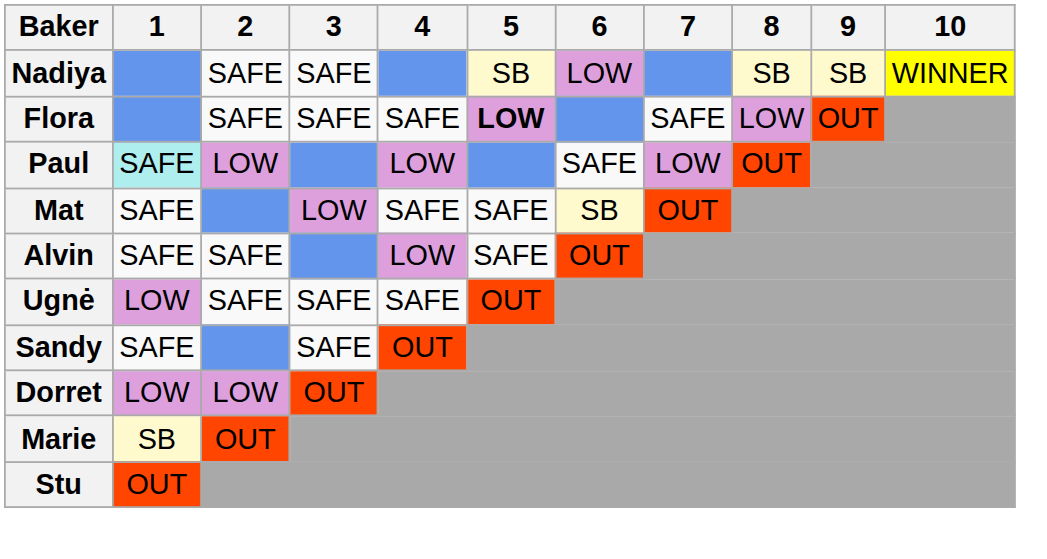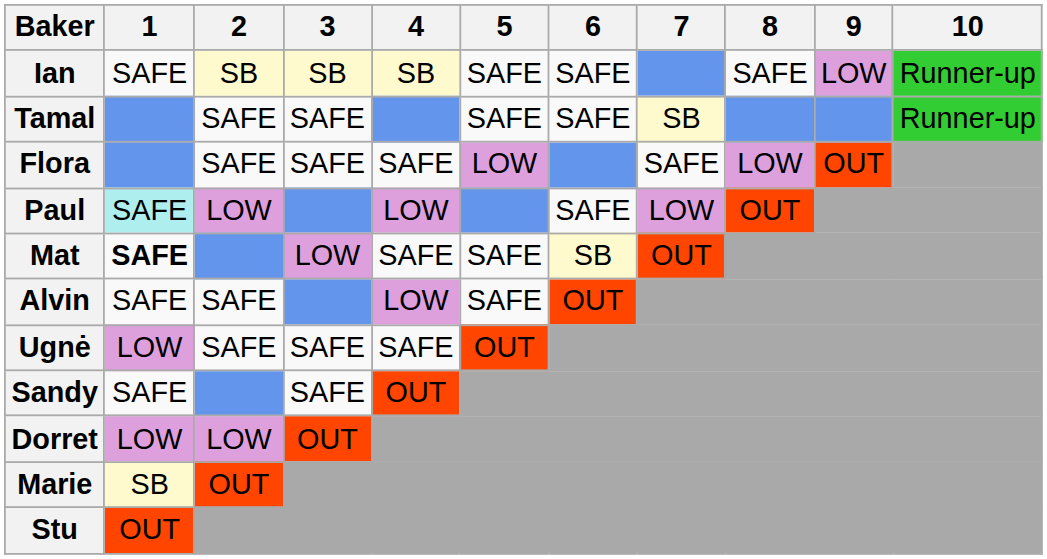- row: (59, 73)
+ row: (55, 73)
+ row: (55, 118)
(511, 118) bold -> (504, 164) normal
(157, 210) normal -> (150, 255) bold
